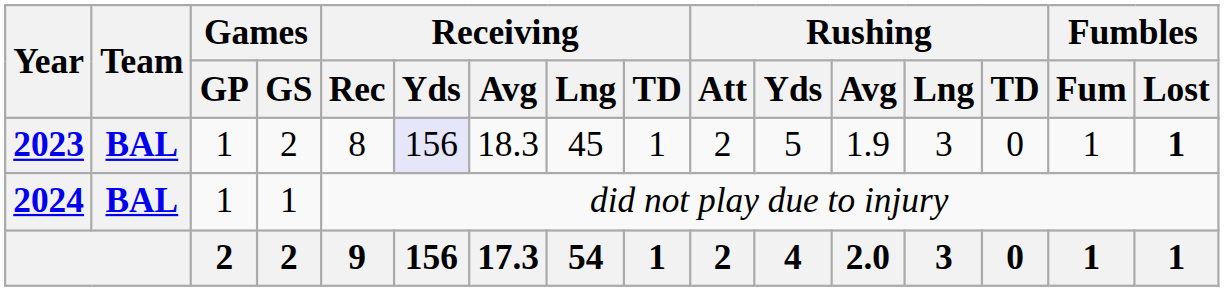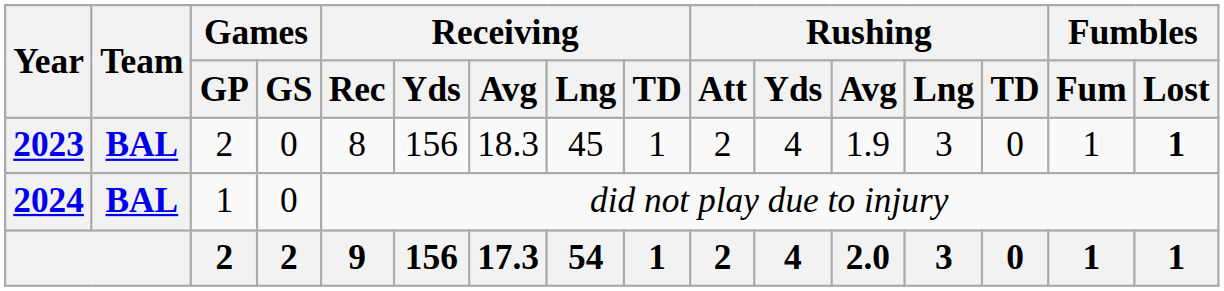(224, 144) 1 -> (224, 144) 2
(289, 144) 2 -> (289, 144) 0
(431, 144) lavender background -> (431, 144) no background
(793, 144) 5 -> (793, 144) 4
(289, 200) 1 -> (289, 200) 0
